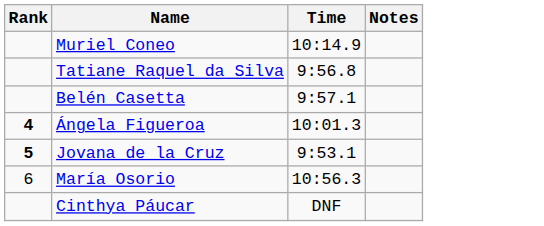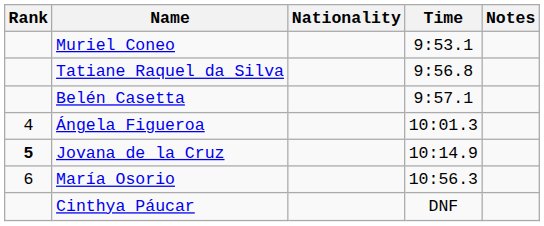+ column: (346, 18)
(326, 45) 10:14.9 -> (443, 45) 9:53.1
(28, 126) bold -> (28, 126) normal
(326, 153) 9:53.1 -> (443, 153) 10:14.9
